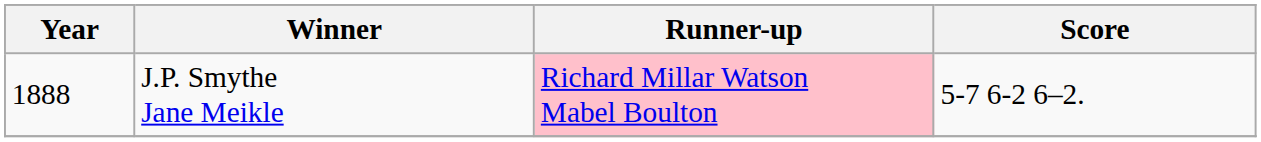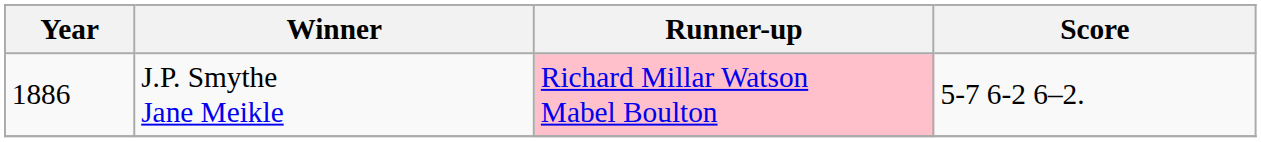(41, 94) 1888 -> (41, 94) 1886
